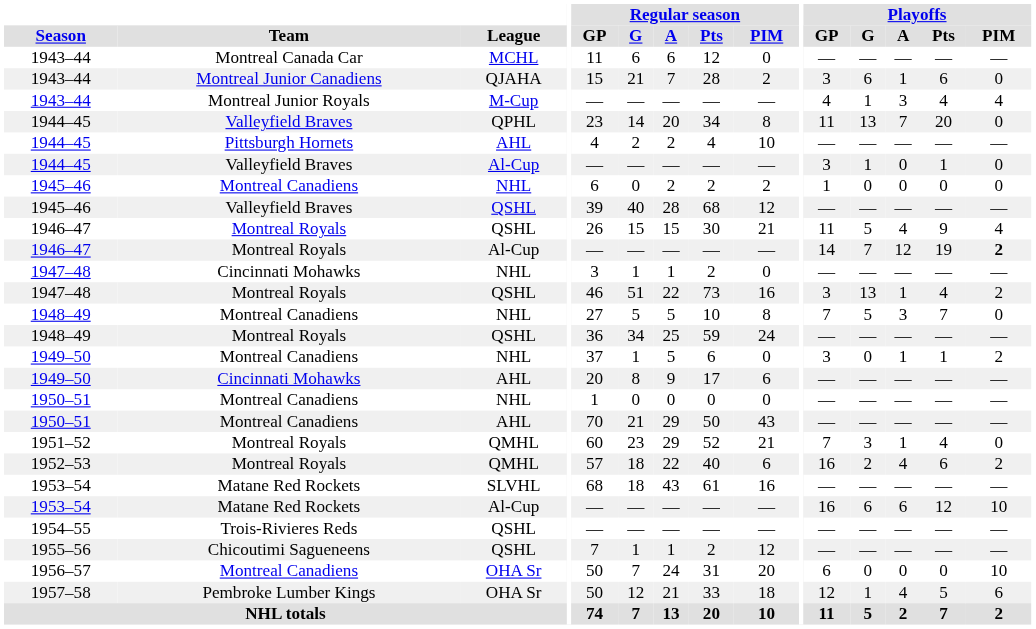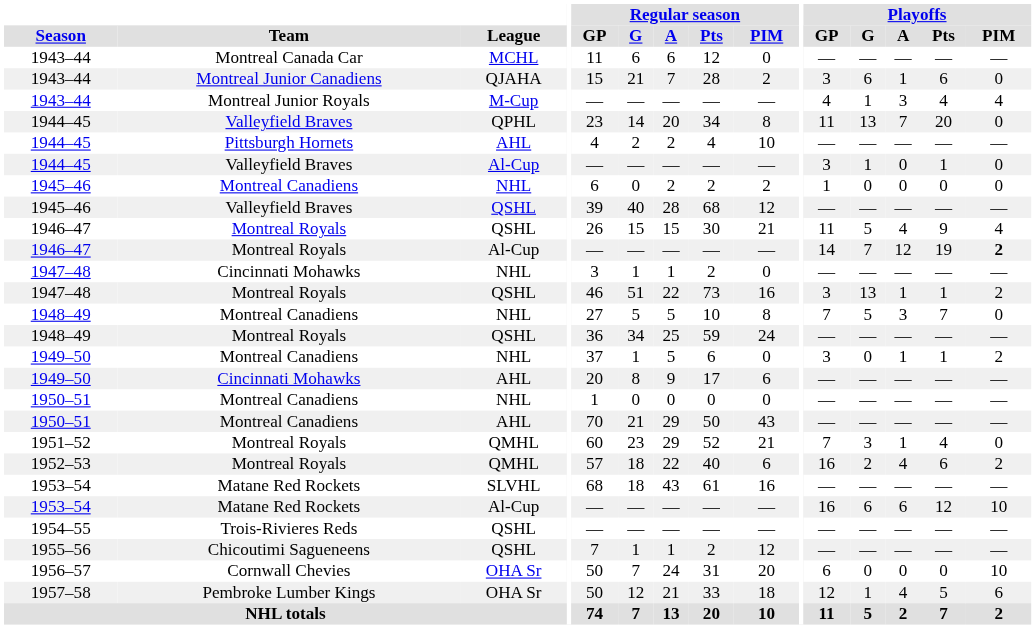(943, 292) 4 -> (943, 292) 1
(289, 571) Montreal Canadiens -> (289, 571) Cornwall Chevies
